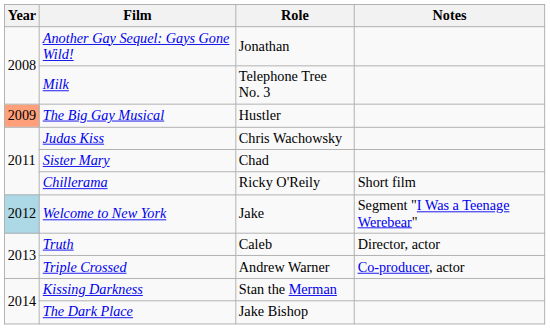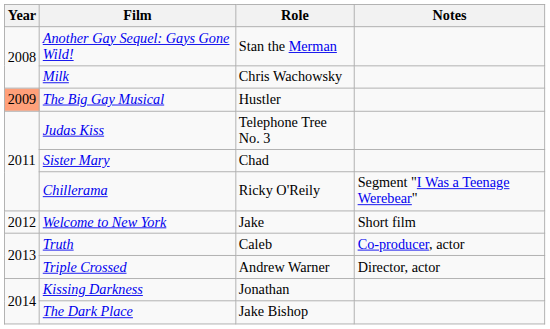(264, 46) Jonathan -> (288, 46) Stan the Merman
(283, 84) Telephone Tree No. 3 -> (290, 76) Chris Wachowsky
(290, 138) Chris Wachowsky -> (283, 130) Telephone Tree No. 3
(387, 183) Short film -> (434, 191) Segment "I Was a Teenage Werebear"
(22, 213) lightblue background -> (22, 221) no background
(434, 213) Segment "I Was a Teenage Werebear" -> (387, 221) Short film
(399, 244) Director, actor -> (411, 244) Co-producer, actor
(411, 267) Co-producer, actor -> (399, 267) Director, actor
(288, 289) Stan the Merman -> (264, 289) Jonathan
